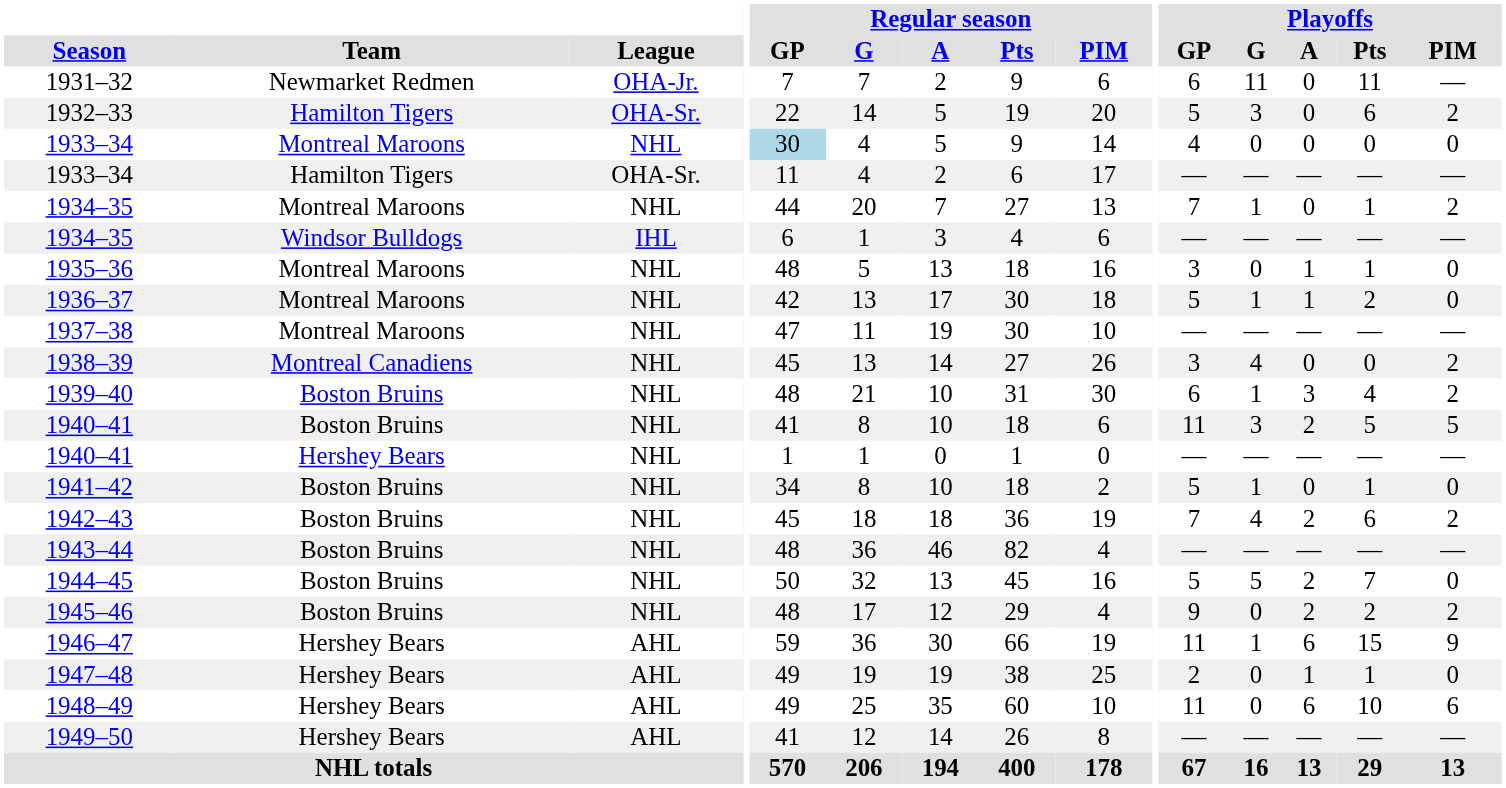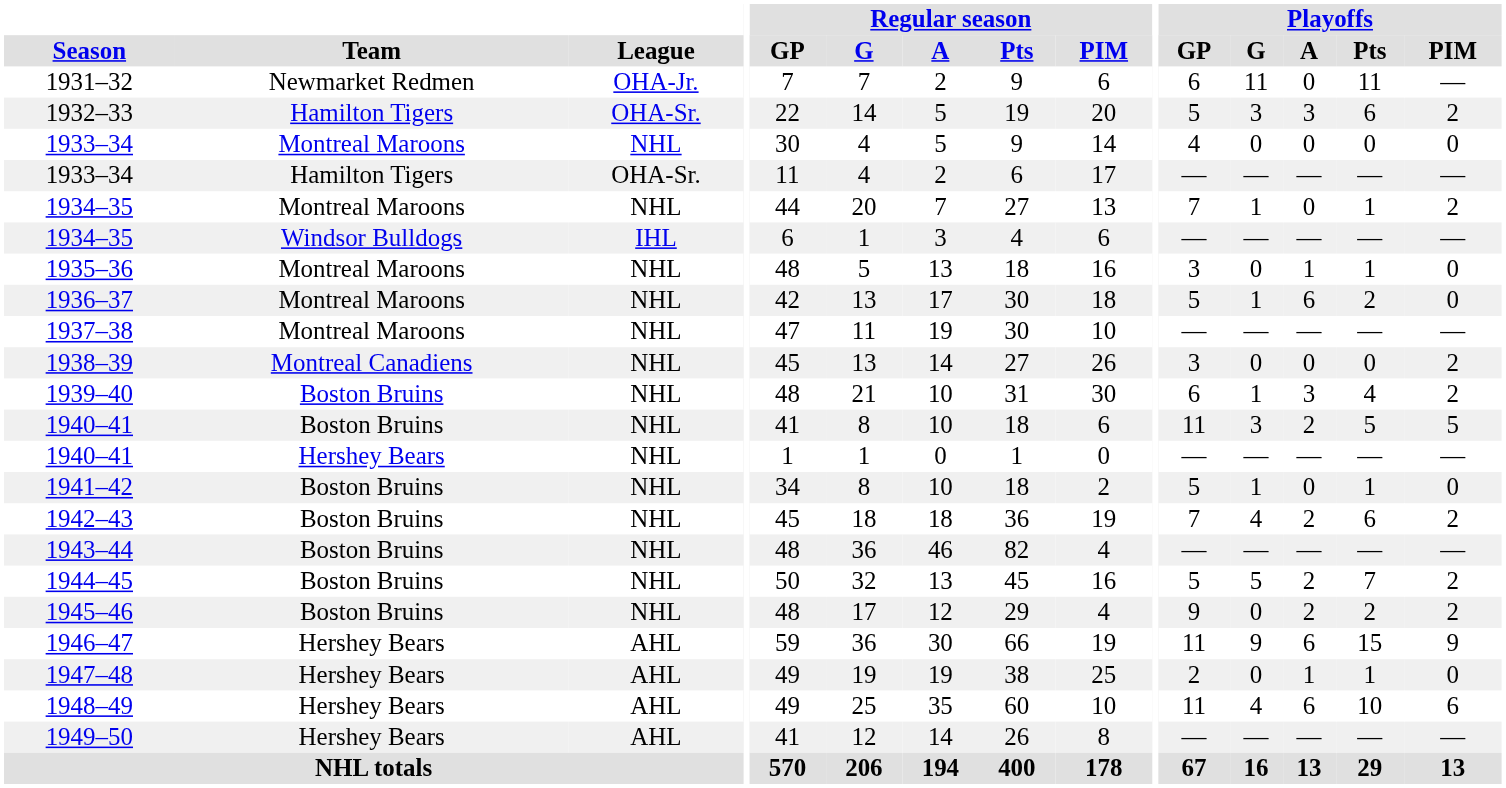(1309, 112) 0 -> (1309, 112) 3
(787, 144) lightblue background -> (787, 144) no background
(1309, 300) 1 -> (1309, 300) 6
(1256, 362) 4 -> (1256, 362) 0
(1453, 580) 0 -> (1453, 580) 2
(1256, 643) 1 -> (1256, 643) 9
(1256, 705) 0 -> (1256, 705) 4
